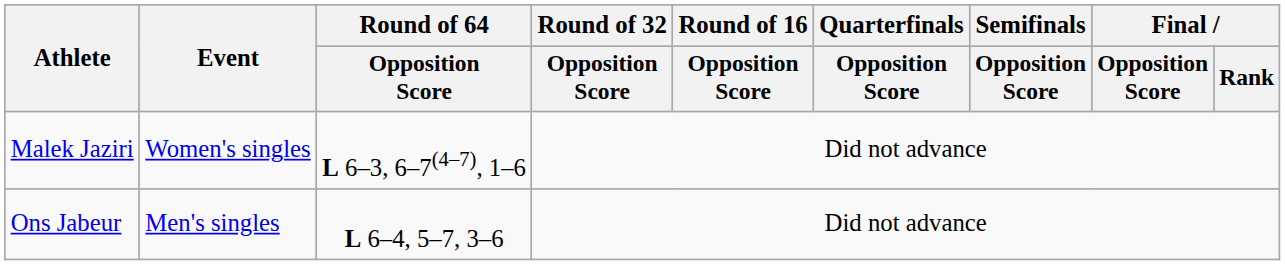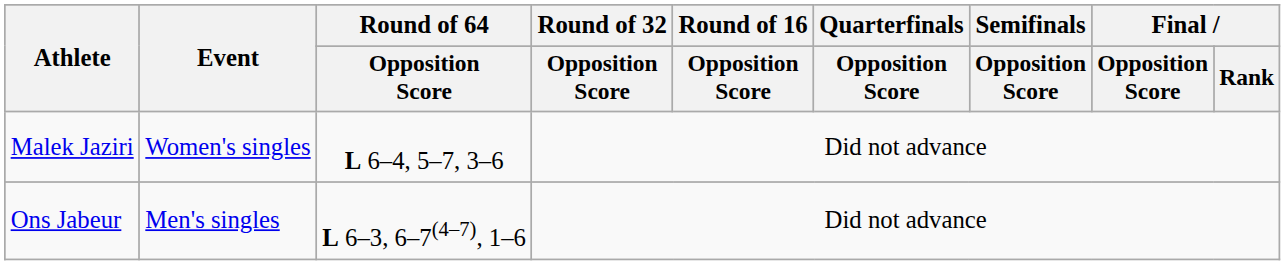(424, 164) L 6–3, 6–7(4–7), 1–6 -> (424, 161) L 6–4, 5–7, 3–6
(424, 238) L 6–4, 5–7, 3–6 -> (424, 234) L 6–3, 6–7(4–7), 1–6
